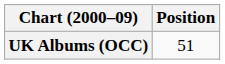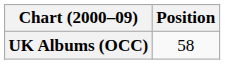(186, 45) 51 -> (186, 45) 58
